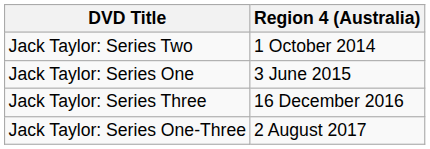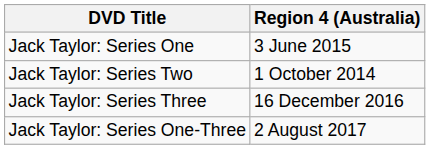rows swapped: (101, 74) <-> (101, 46)
